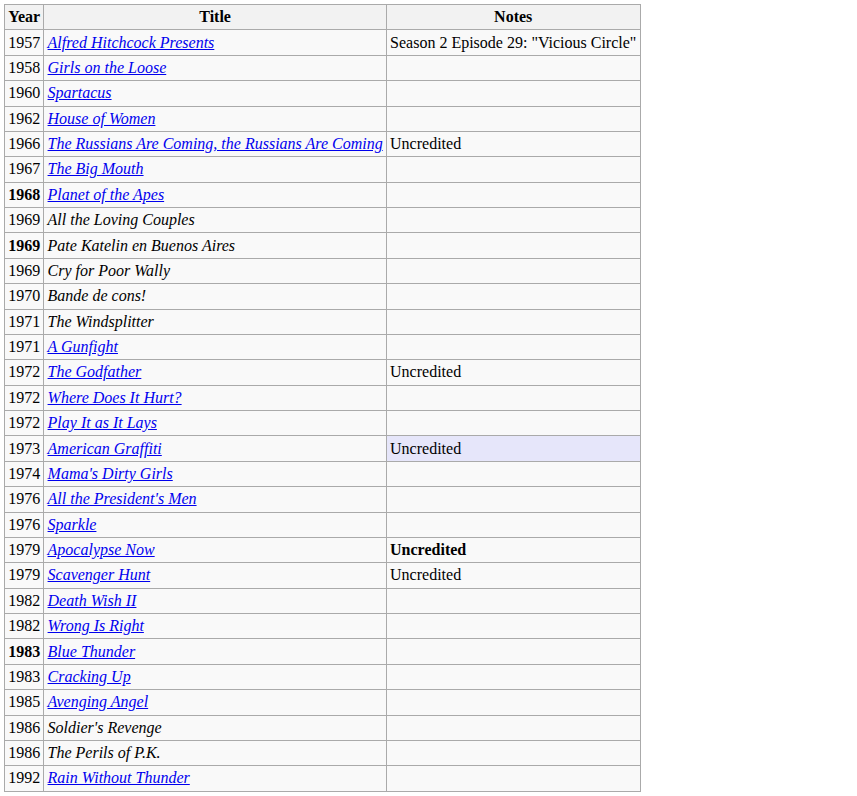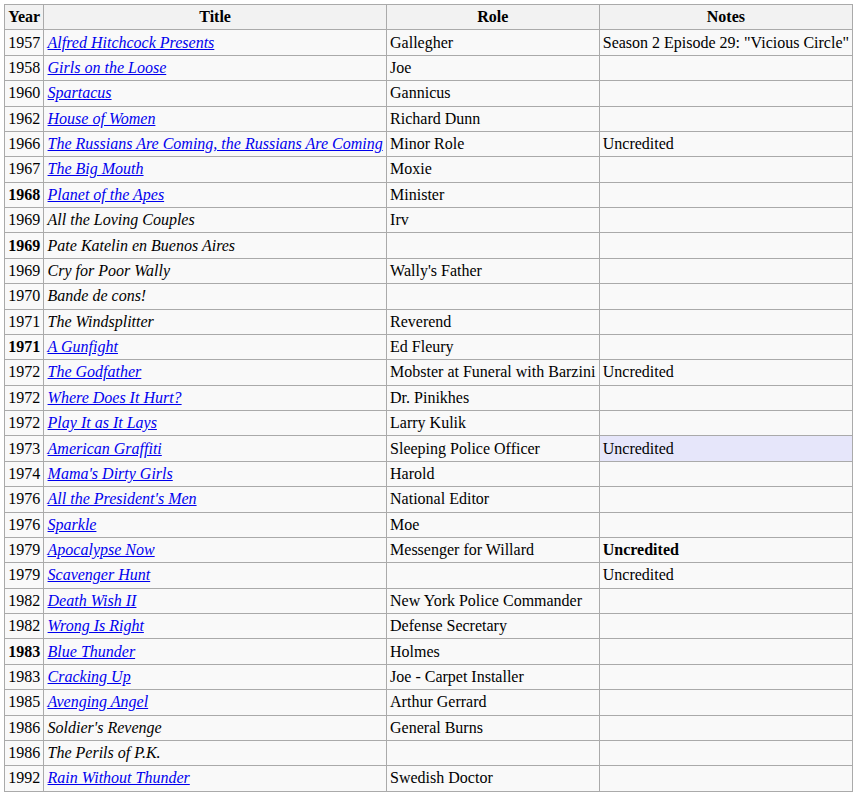+ column: (493, 17)
(24, 347) normal -> (24, 347) bold
